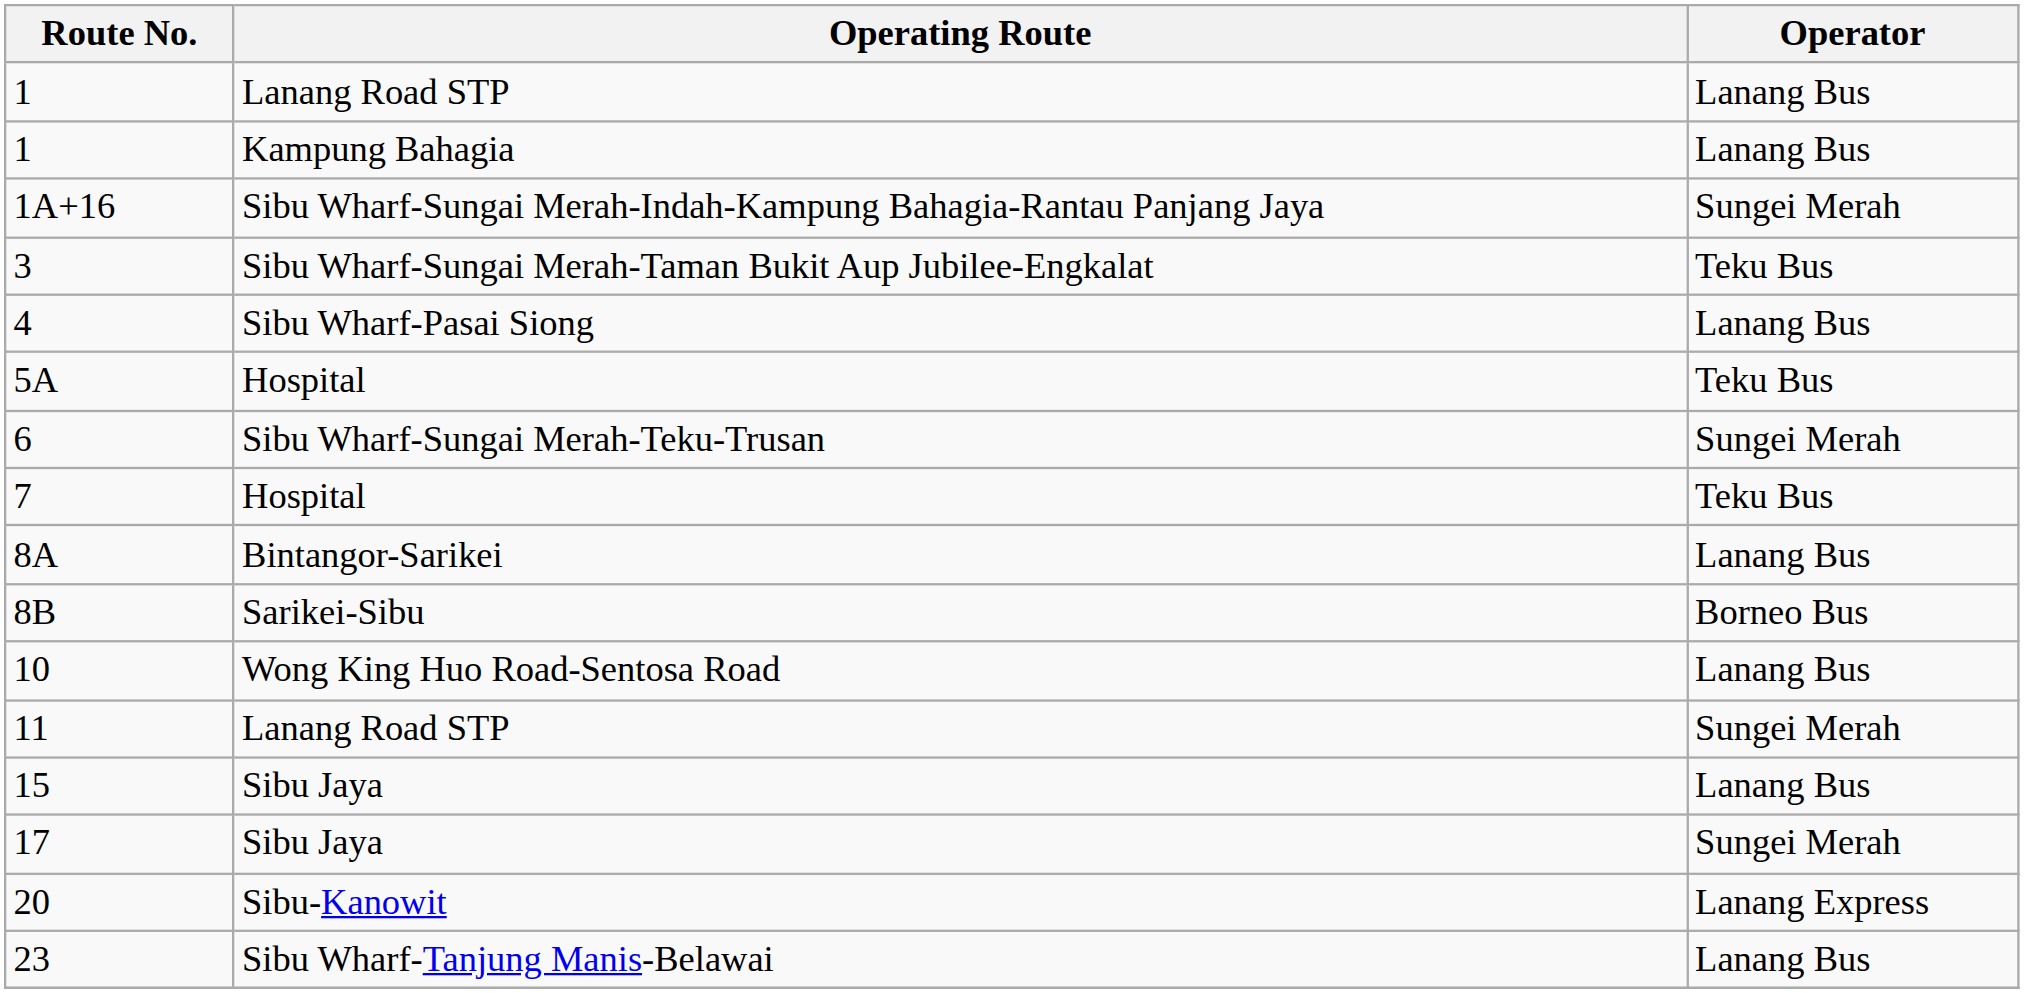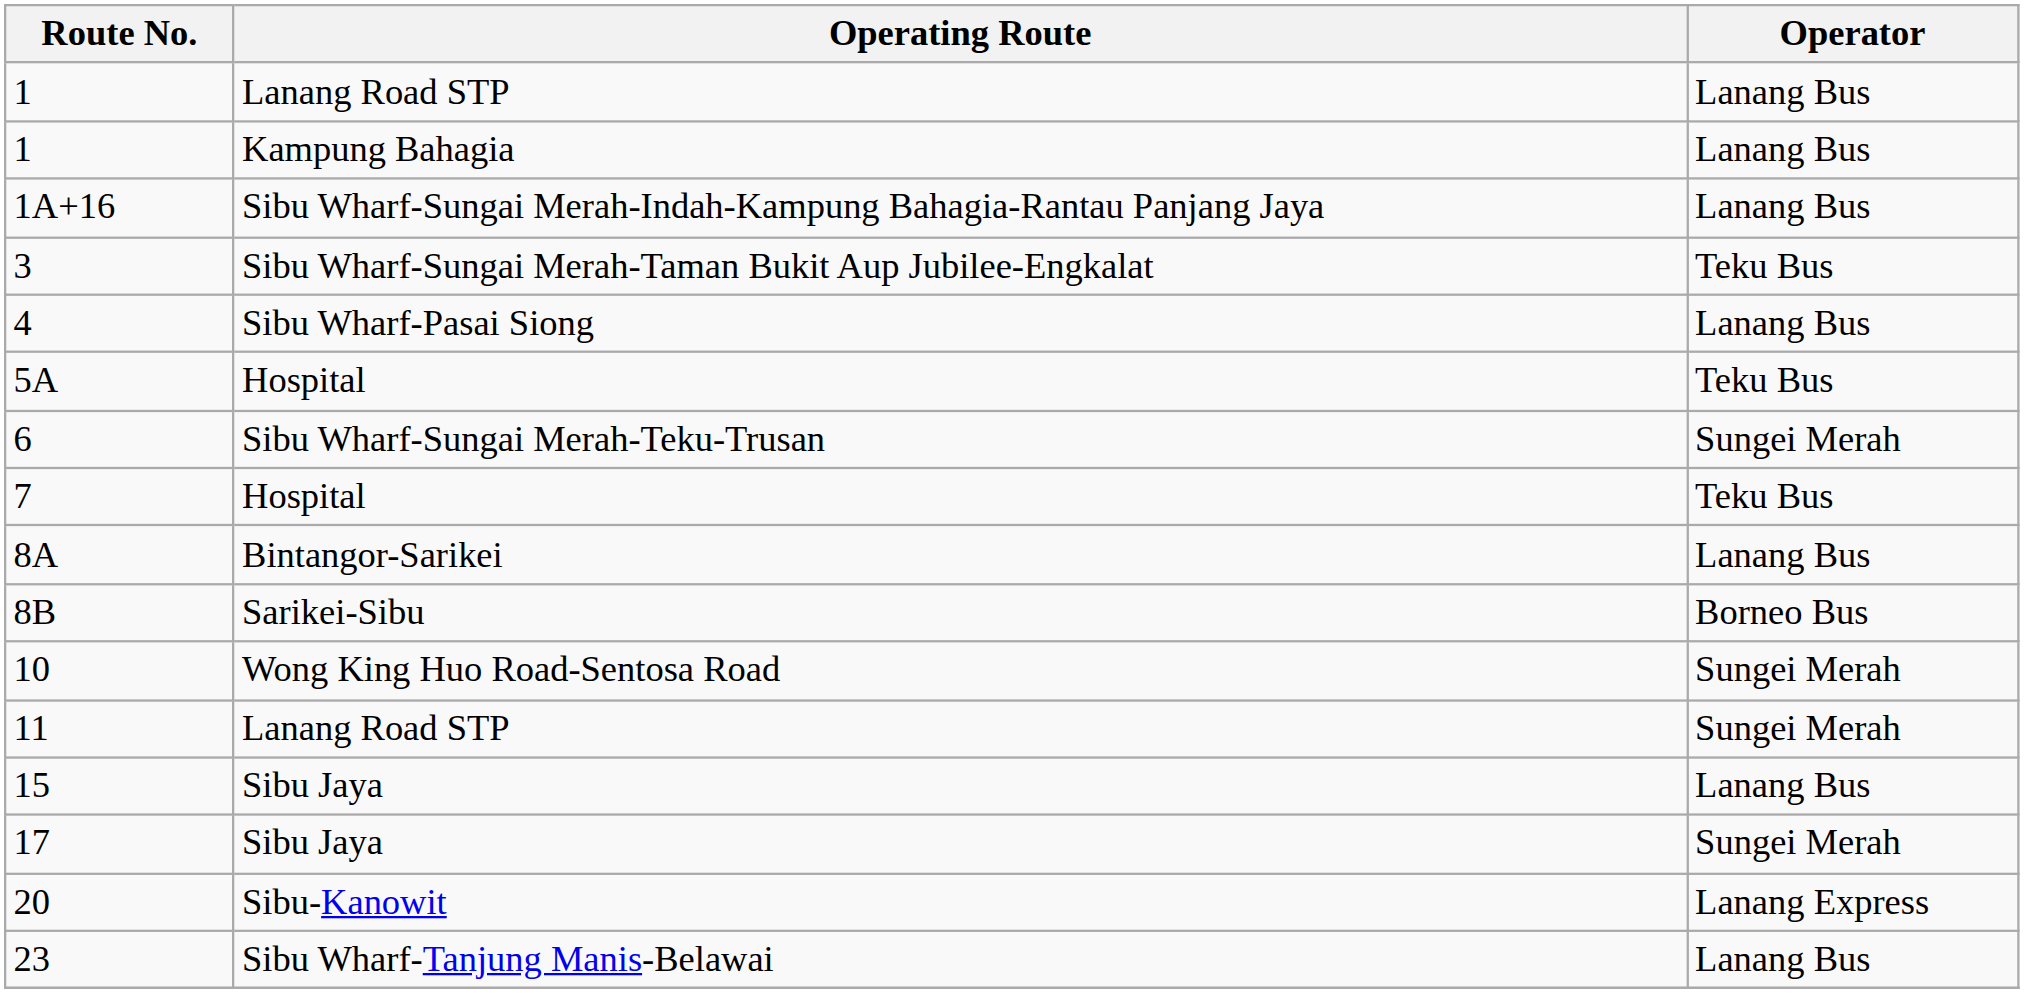(1798, 206) Sungei Merah -> (1783, 206) Lanang Bus
(1783, 669) Lanang Bus -> (1798, 669) Sungei Merah
